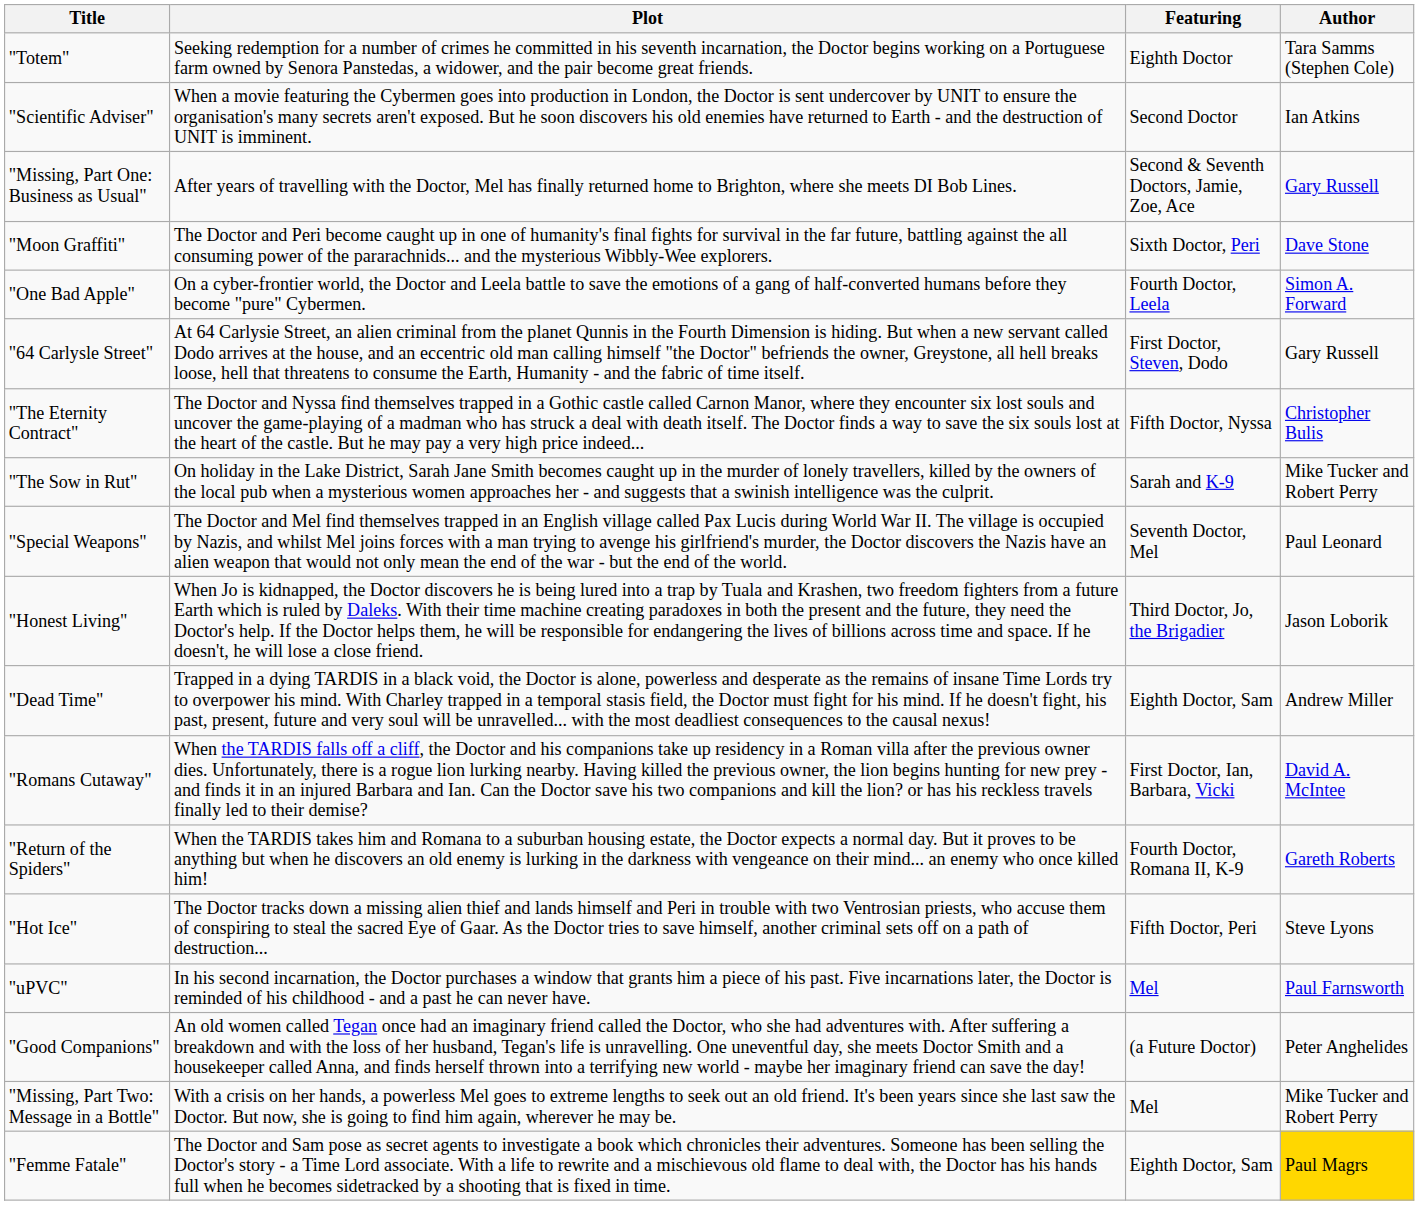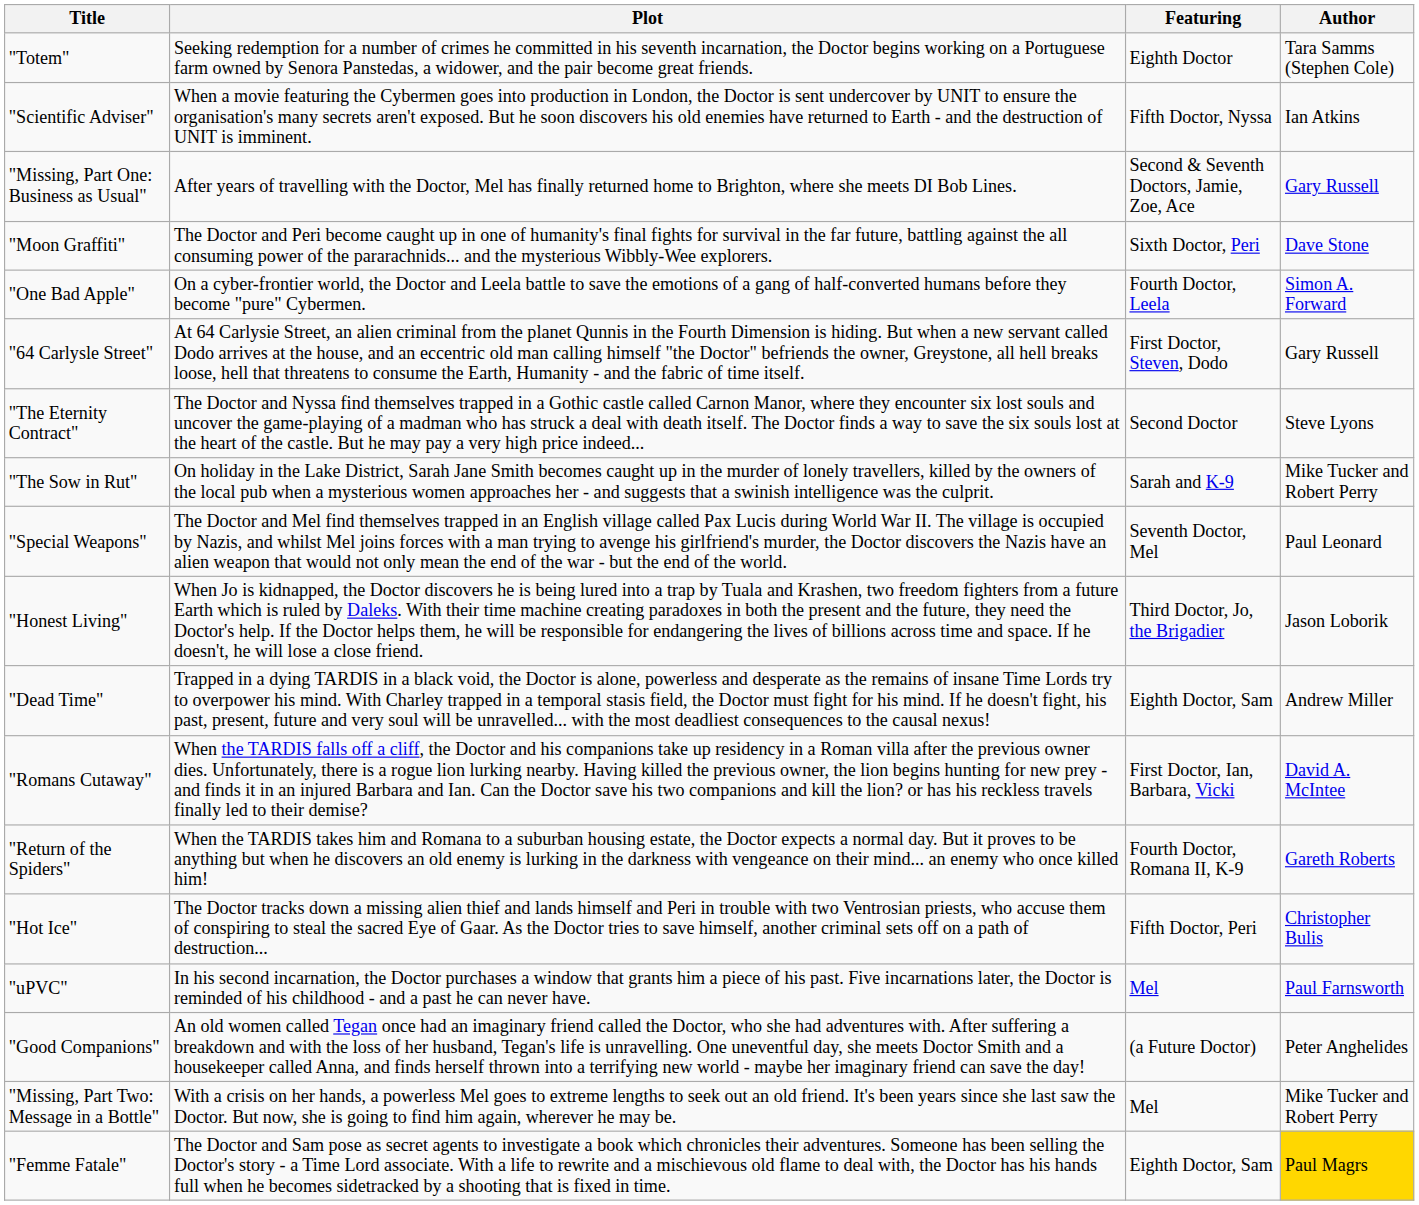(1183, 116) Second Doctor -> (1201, 116) Fifth Doctor, Nyssa
(1201, 422) Fifth Doctor, Nyssa -> (1183, 422) Second Doctor
(1328, 422) Christopher Bulis -> (1329, 422) Steve Lyons
(1329, 928) Steve Lyons -> (1328, 928) Christopher Bulis
